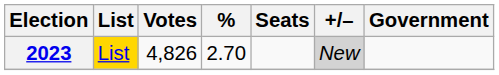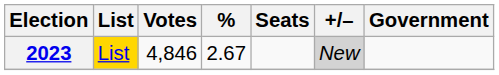(172, 52) 4,826 -> (172, 52) 4,846
(226, 52) 2.70 -> (226, 52) 2.67
